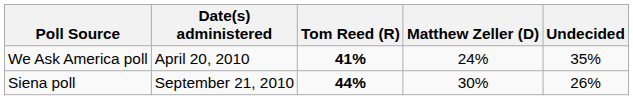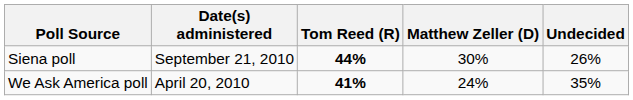rows swapped: (42, 82) <-> (78, 58)
